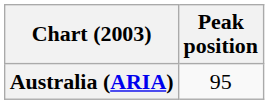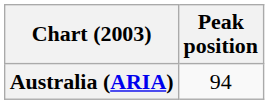(221, 81) 95 -> (221, 81) 94
